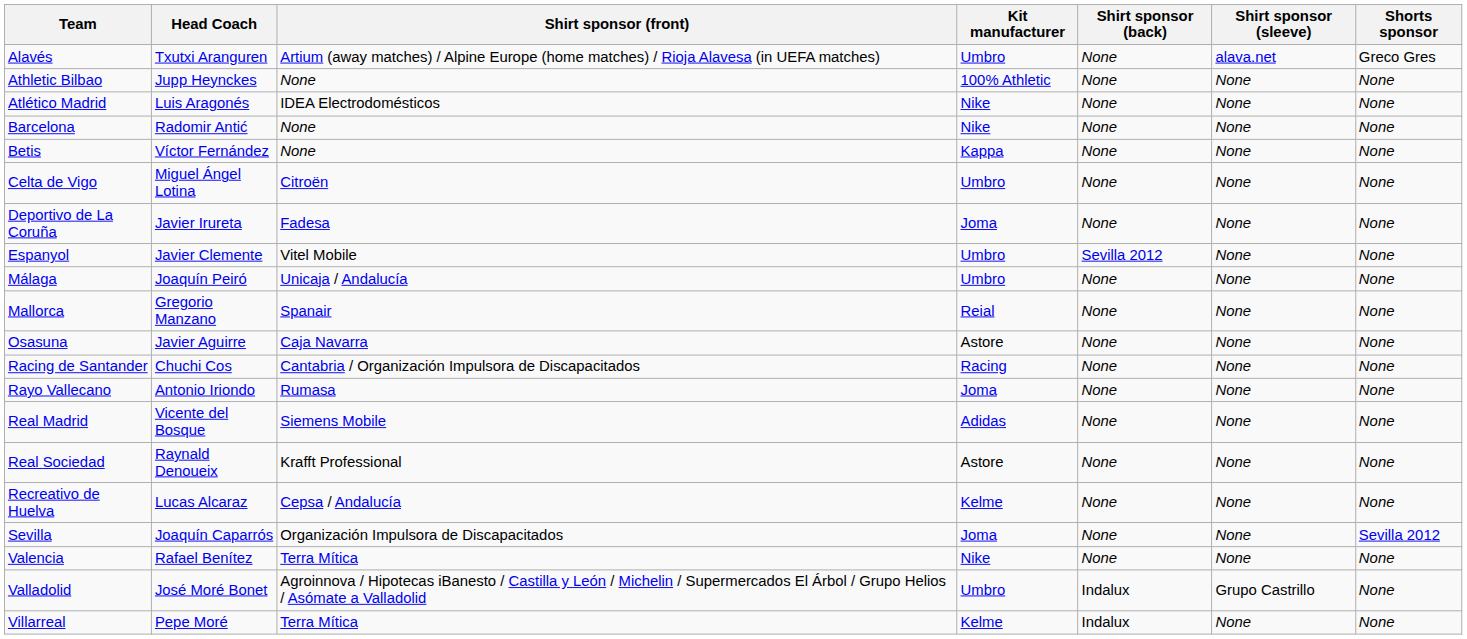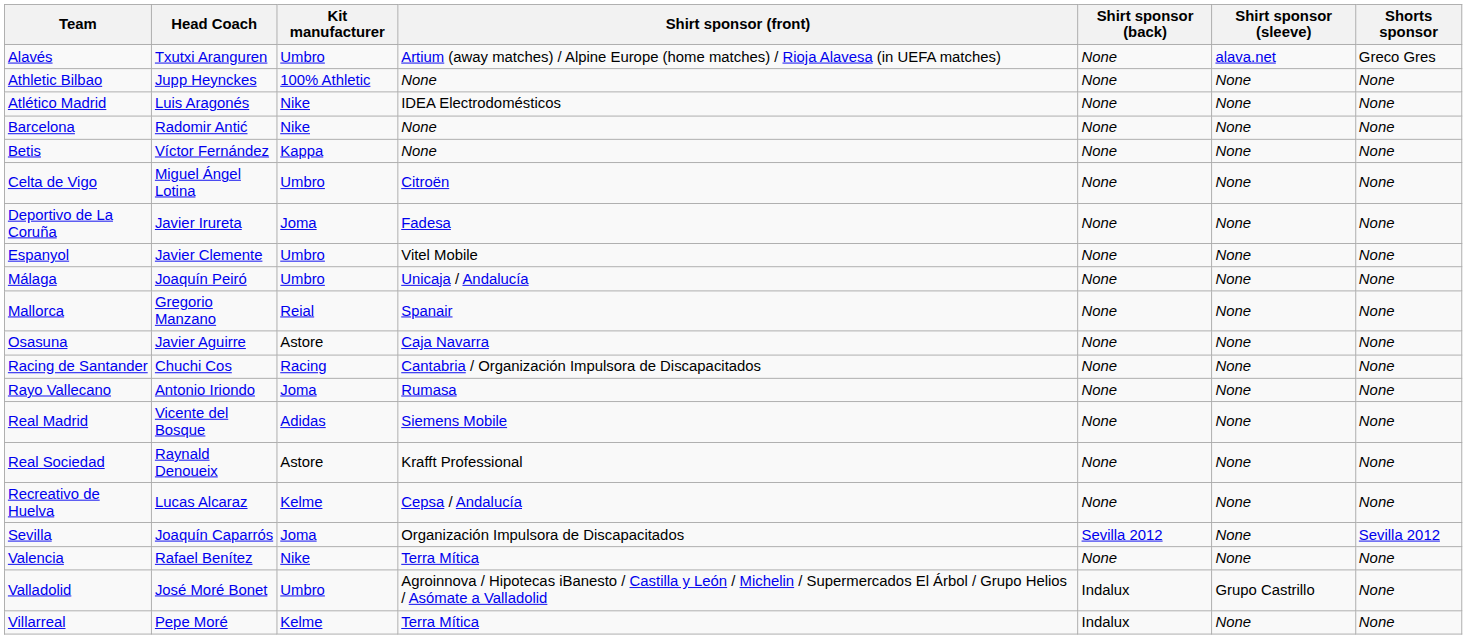columns swapped: (1018, 24) <-> (617, 24)
(1122, 255) Sevilla 2012 -> (1099, 255) None
(1099, 534) None -> (1122, 534) Sevilla 2012
